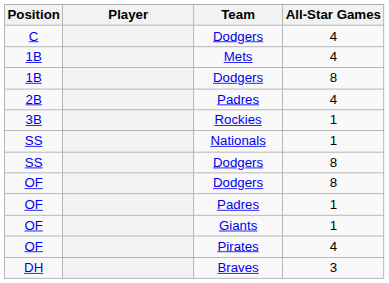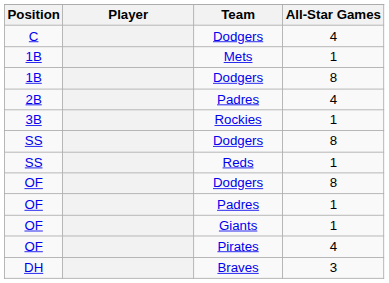(333, 57) 4 -> (333, 57) 1
- row: (34, 141)
+ row: (34, 162)
